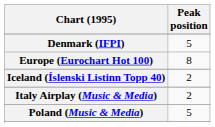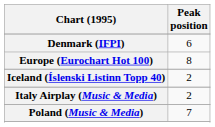(189, 43) 5 -> (189, 43) 6
(189, 113) 5 -> (189, 113) 7
